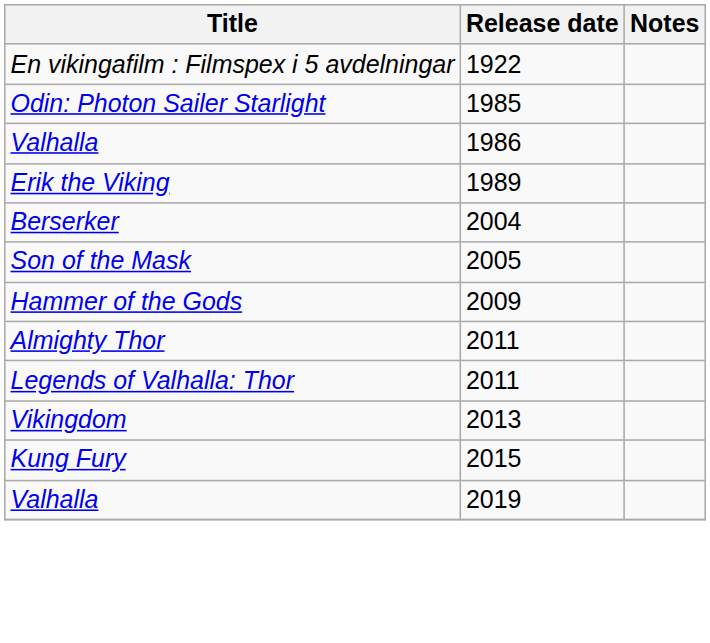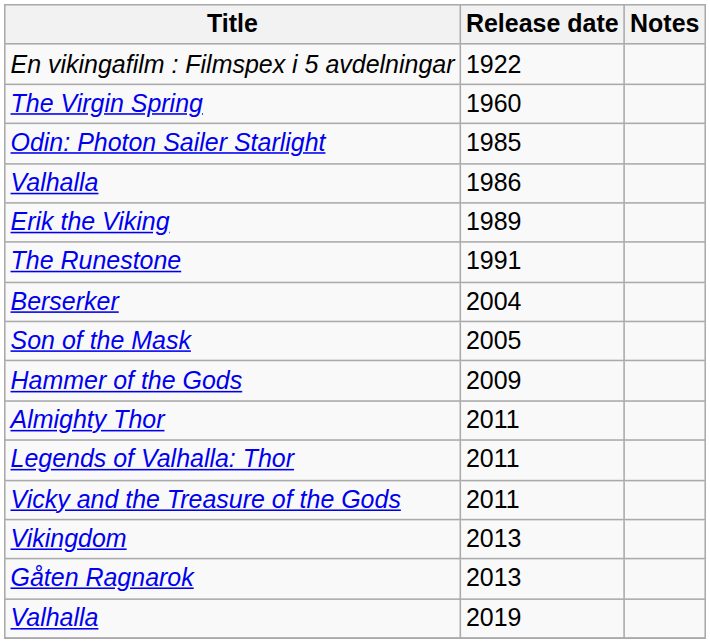+ row: (107, 103)
+ row: (96, 261)
+ row: (206, 499)
+ row: (102, 578)
- row: (68, 459)
